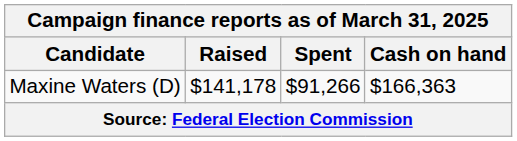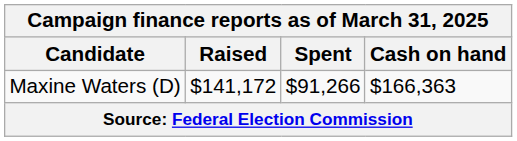(233, 86) $141,178 -> (233, 86) $141,172
